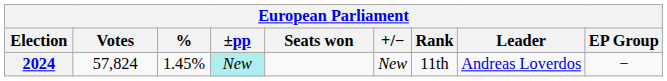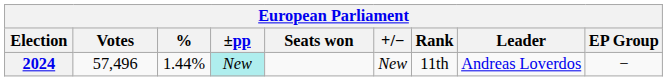(115, 64) 57,824 -> (115, 64) 57,496
(184, 64) 1.45% -> (184, 64) 1.44%
